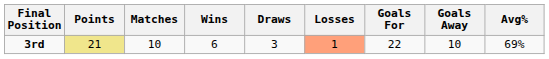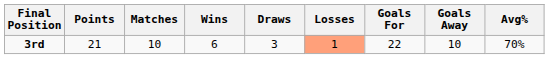(94, 45) khaki background -> (94, 45) no background
(514, 45) 69% -> (514, 45) 70%
